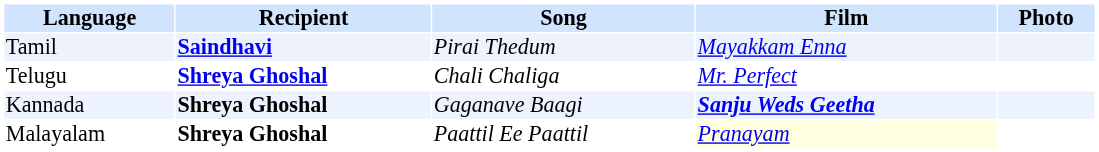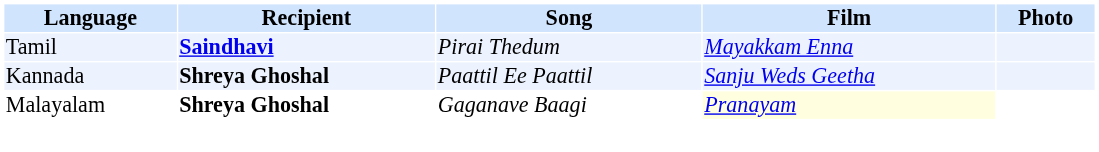- row: (36, 75)
(508, 104) Gaganave Baagi -> (515, 75) Paattil Ee Paattil
(786, 104) bold -> (790, 75) normal
(511, 133) Paattil Ee Paattil -> (512, 104) Gaganave Baagi
